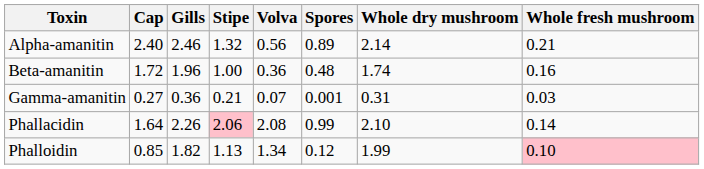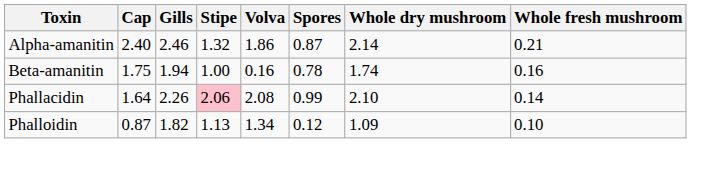(272, 44) 0.56 -> (259, 44) 1.86
(320, 44) 0.89 -> (308, 44) 0.87
(148, 71) 1.72 -> (136, 71) 1.75
(186, 71) 1.96 -> (174, 71) 1.94
(272, 71) 0.36 -> (259, 71) 0.16
(320, 71) 0.48 -> (308, 71) 0.78
- row: (67, 97)
(148, 151) 0.85 -> (136, 124) 0.87
(376, 151) 1.99 -> (364, 124) 1.09
(541, 151) pink background -> (529, 124) no background
